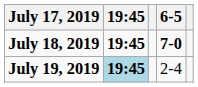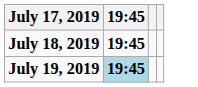- column: (171, 17)
